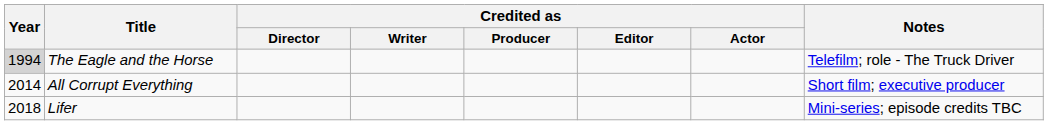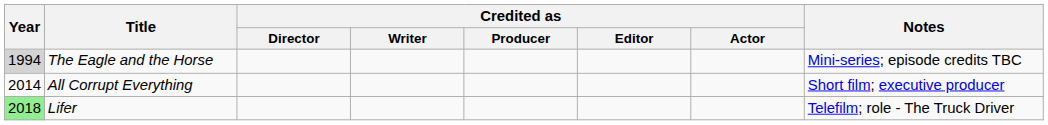(911, 61) Telefilm; role - The Truck Driver -> (915, 61) Mini-series; episode credits TBC
(24, 108) no background -> (24, 108) lightgreen background
(915, 108) Mini-series; episode credits TBC -> (911, 108) Telefilm; role - The Truck Driver
